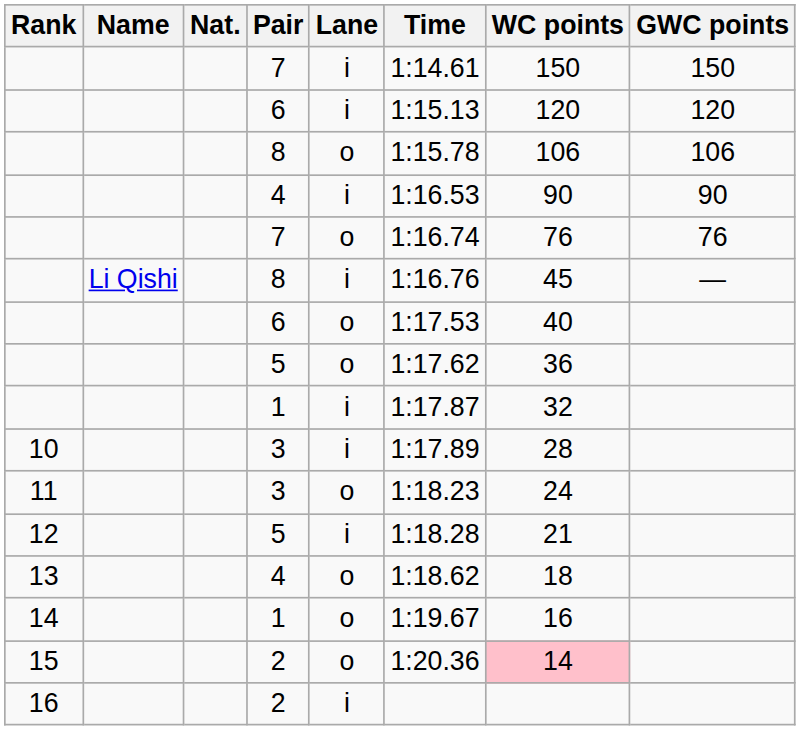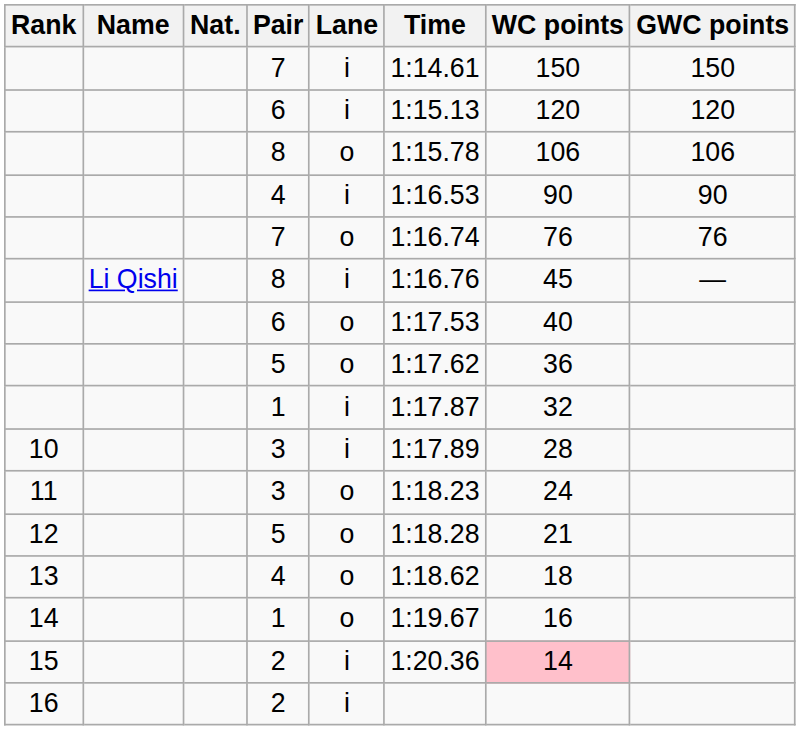(347, 534) i -> (347, 534) o
(347, 661) o -> (347, 661) i
